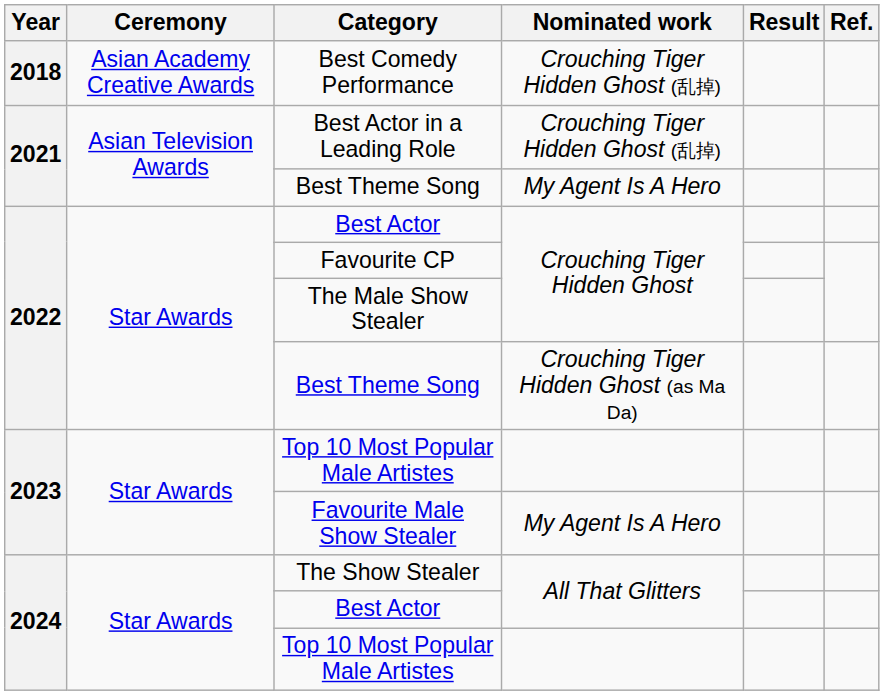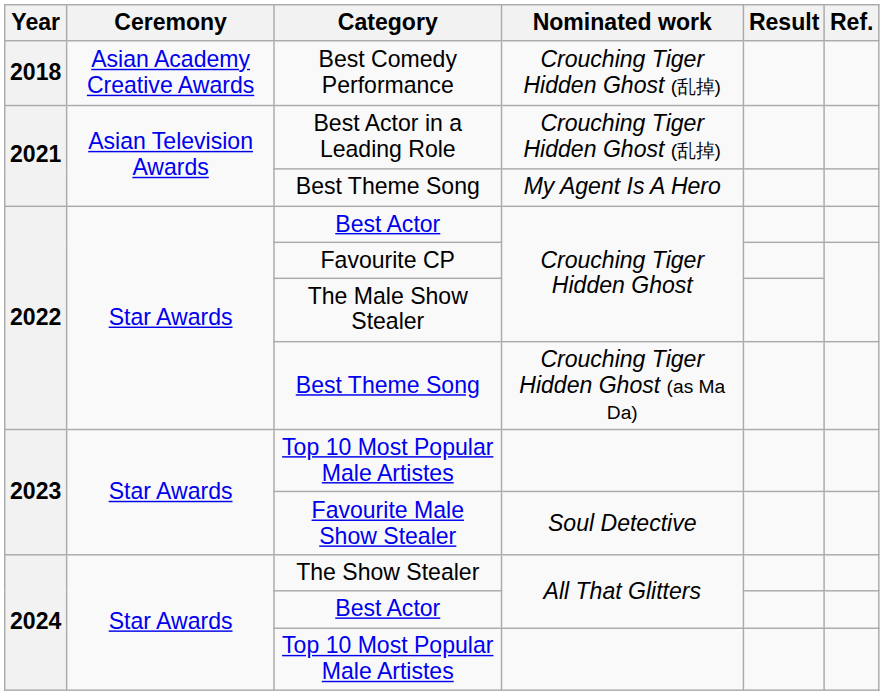(622, 522) My Agent Is A Hero -> (622, 522) Soul Detective
